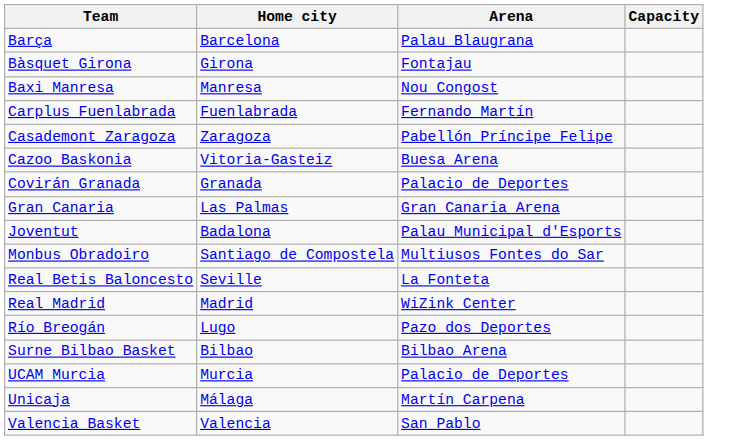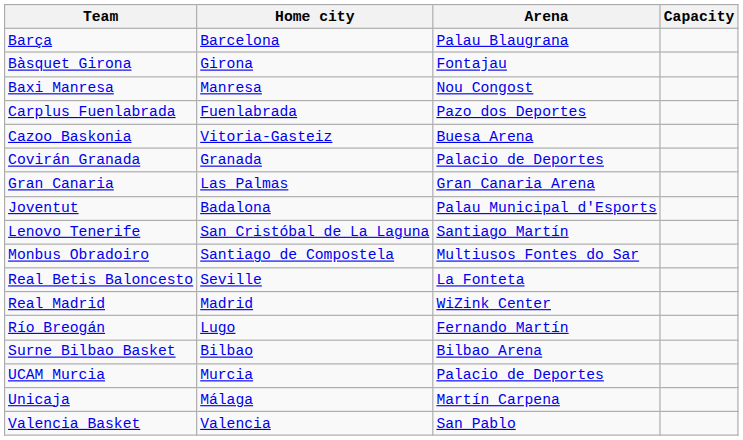(467, 112) Fernando Martín -> (511, 112) Pazo dos Deportes
- row: (92, 136)
+ row: (74, 232)
(476, 328) Pazo dos Deportes -> (503, 328) Fernando Martín
